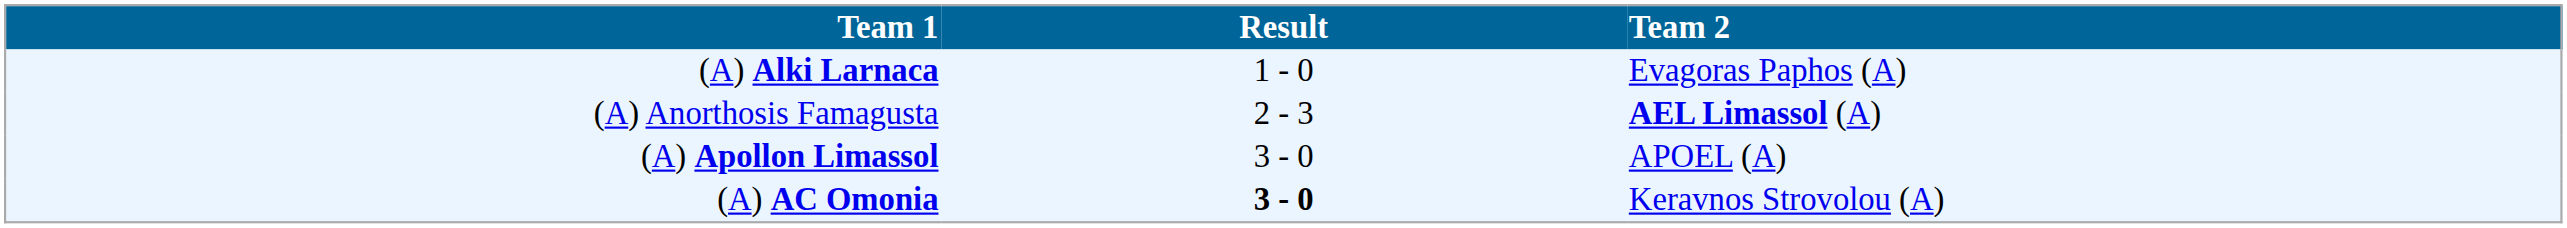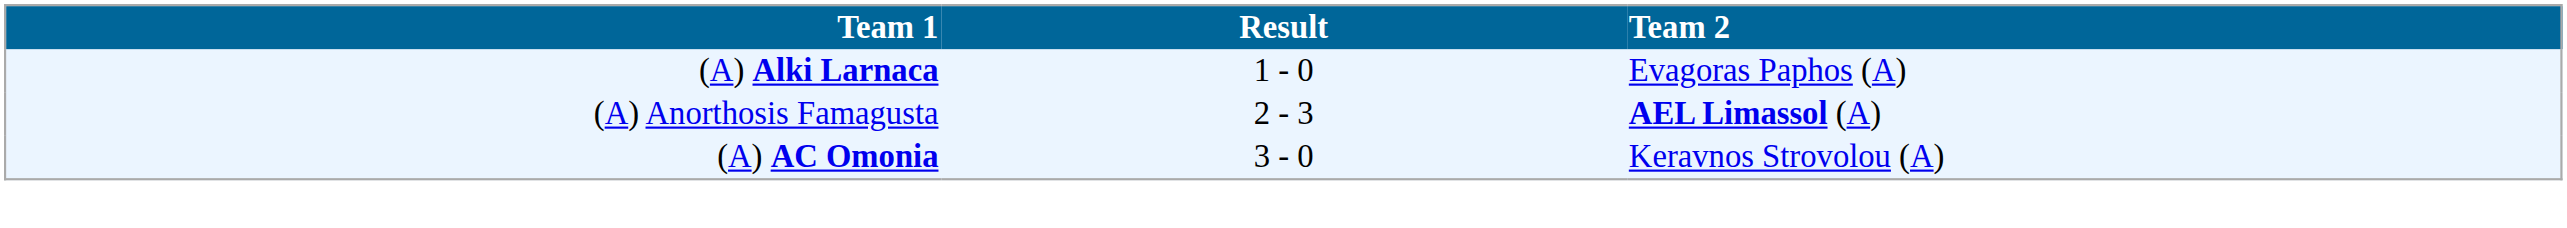- row: (790, 156)
(1284, 199) bold -> (1284, 156) normal
